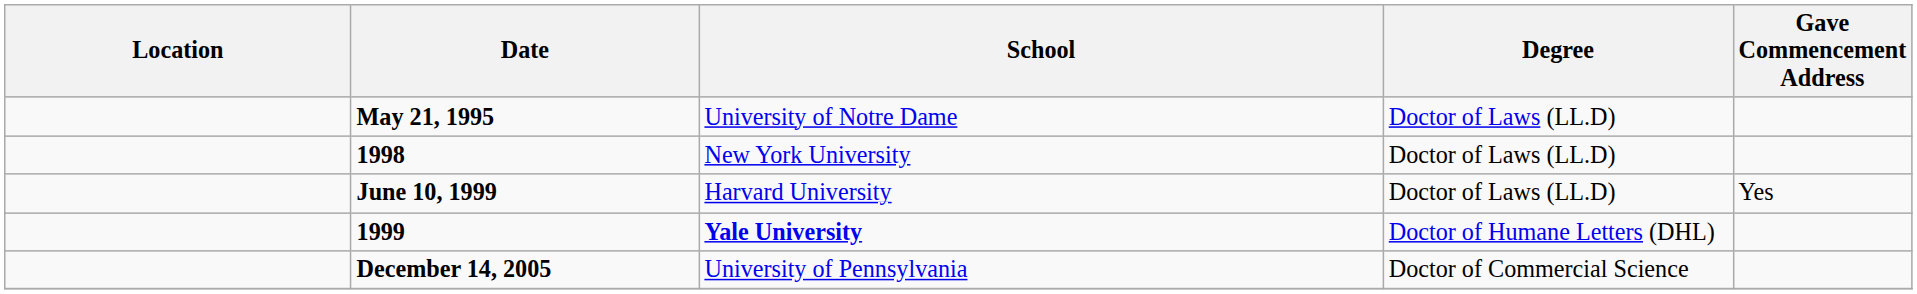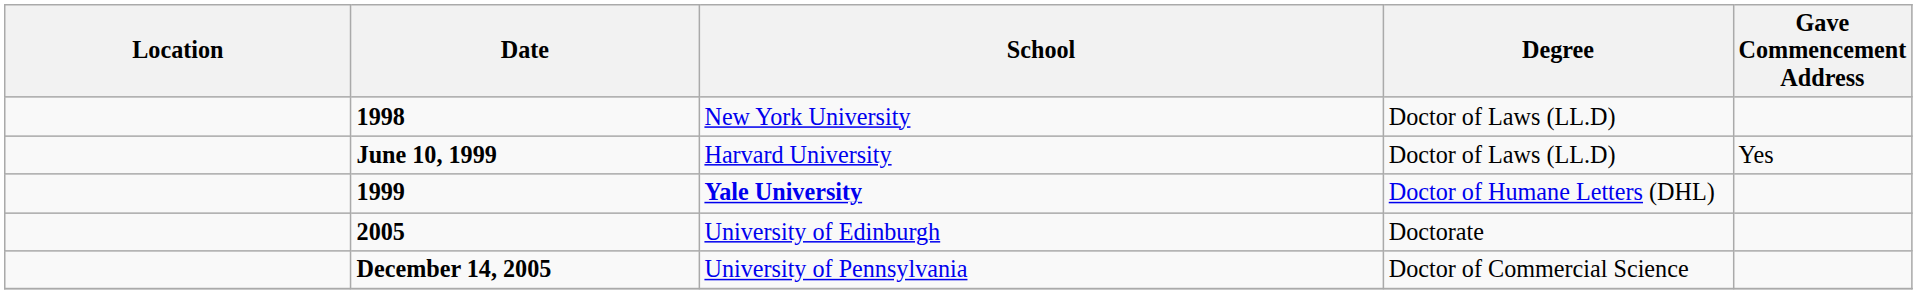- row: (425, 116)
+ row: (381, 231)
